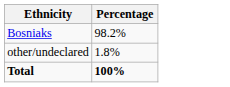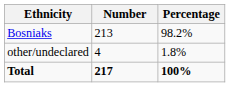+ column: (125, 14)
